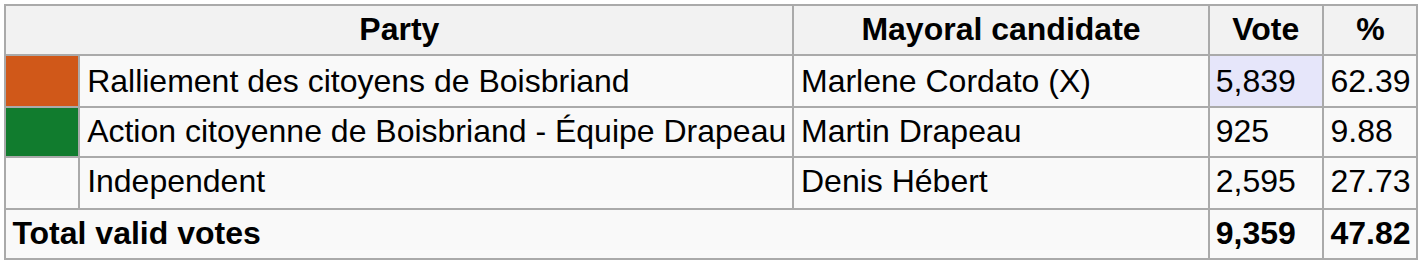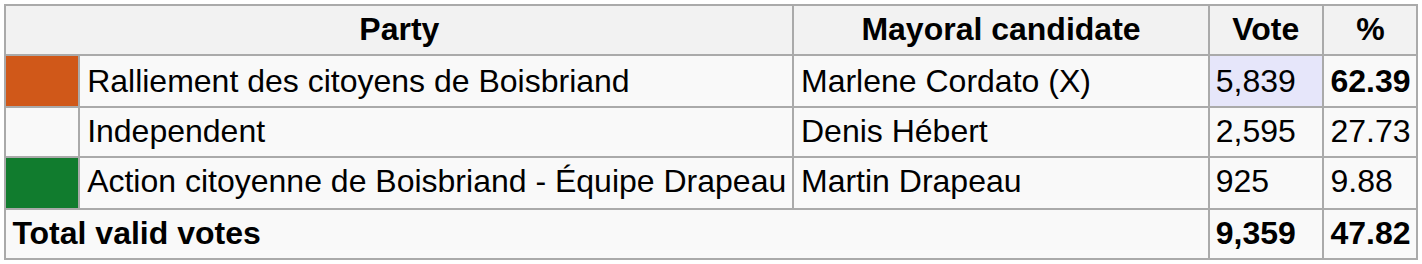(1371, 80) normal -> (1371, 80) bold
rows swapped: (176, 182) <-> (437, 131)
